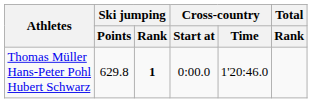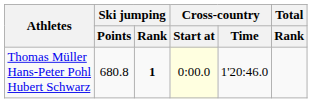(114, 72) 629.8 -> (114, 72) 680.8
(194, 72) no background -> (194, 72) lightyellow background
